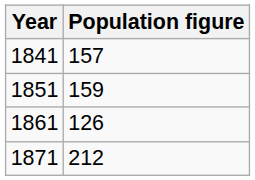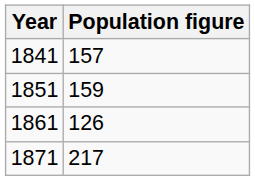(86, 157) 212 -> (86, 157) 217
